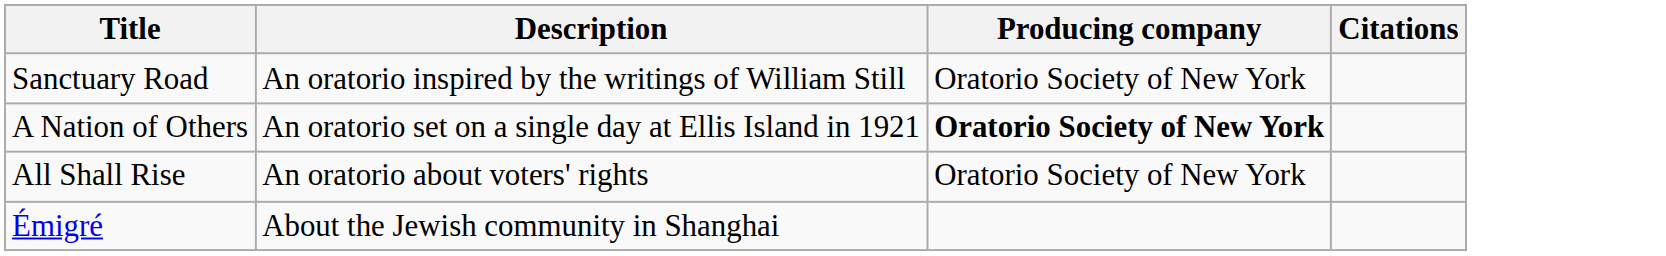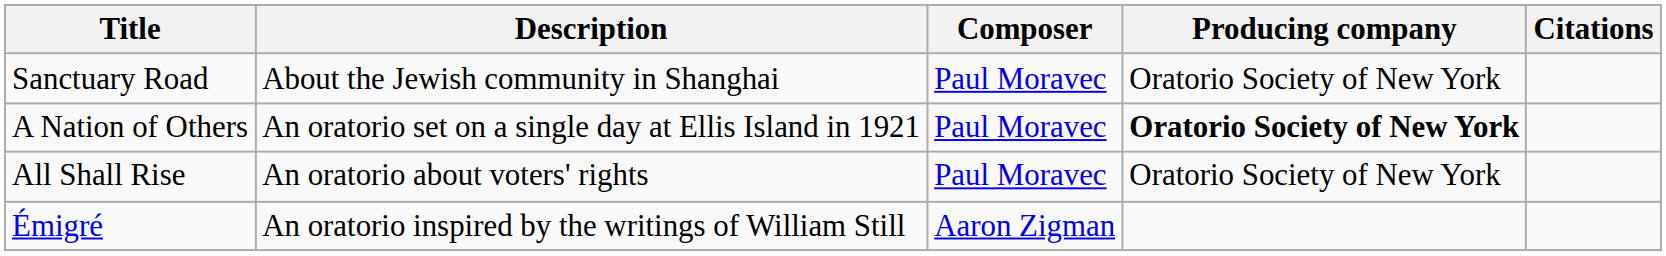+ column: (1025, 28)
(584, 77) An oratorio inspired by the writings of William Still -> (521, 77) About the Jewish community in Shanghai
(521, 224) About the Jewish community in Shanghai -> (584, 224) An oratorio inspired by the writings of William Still
